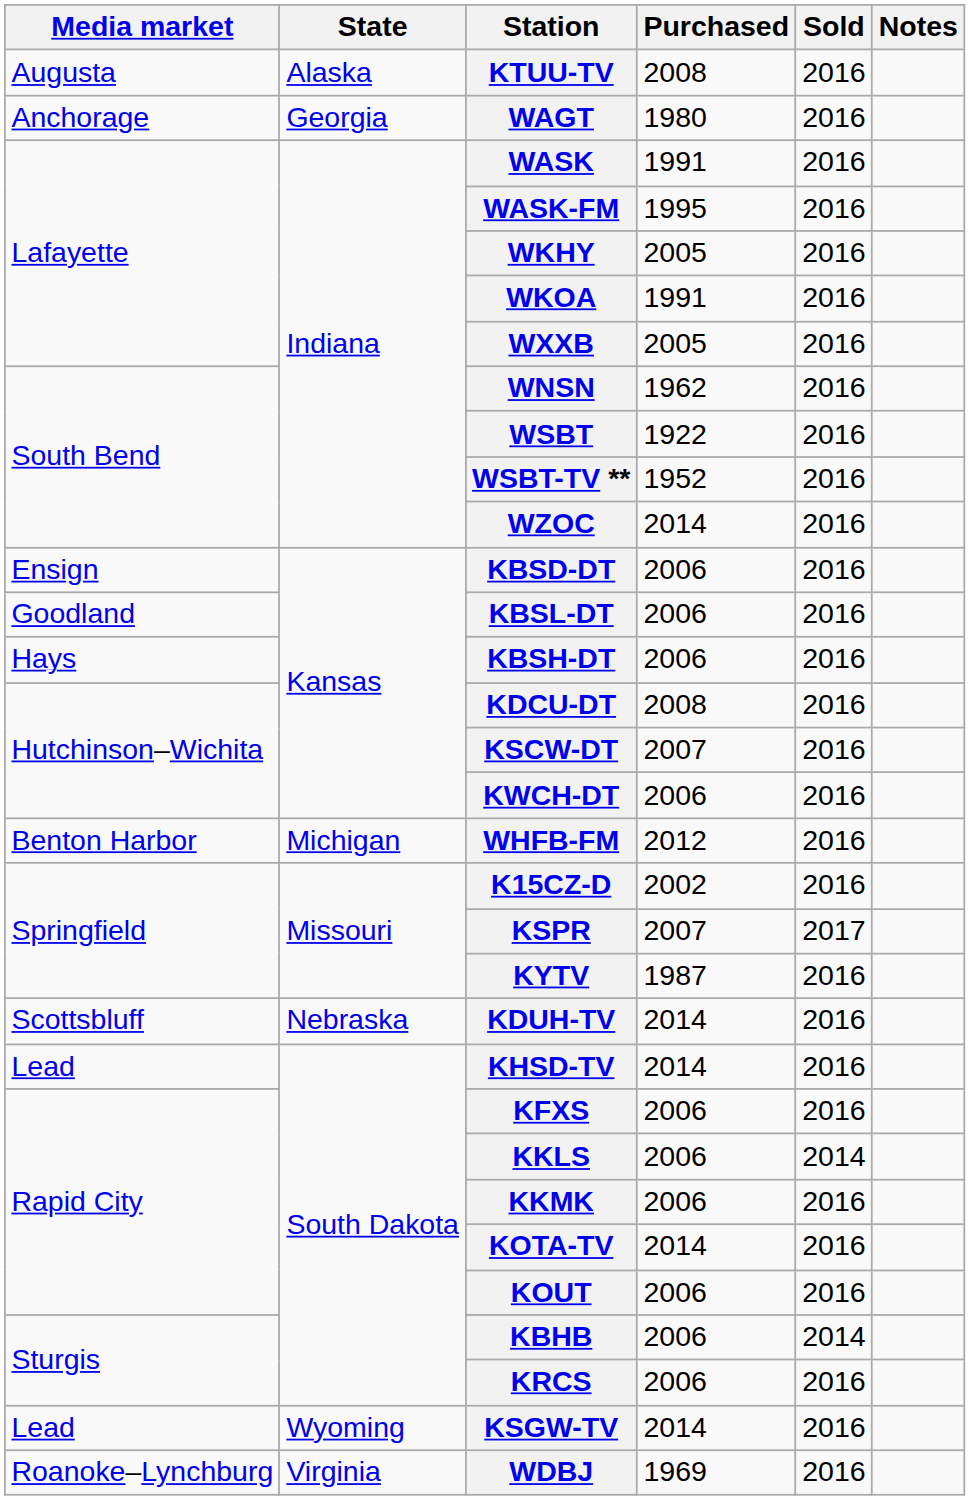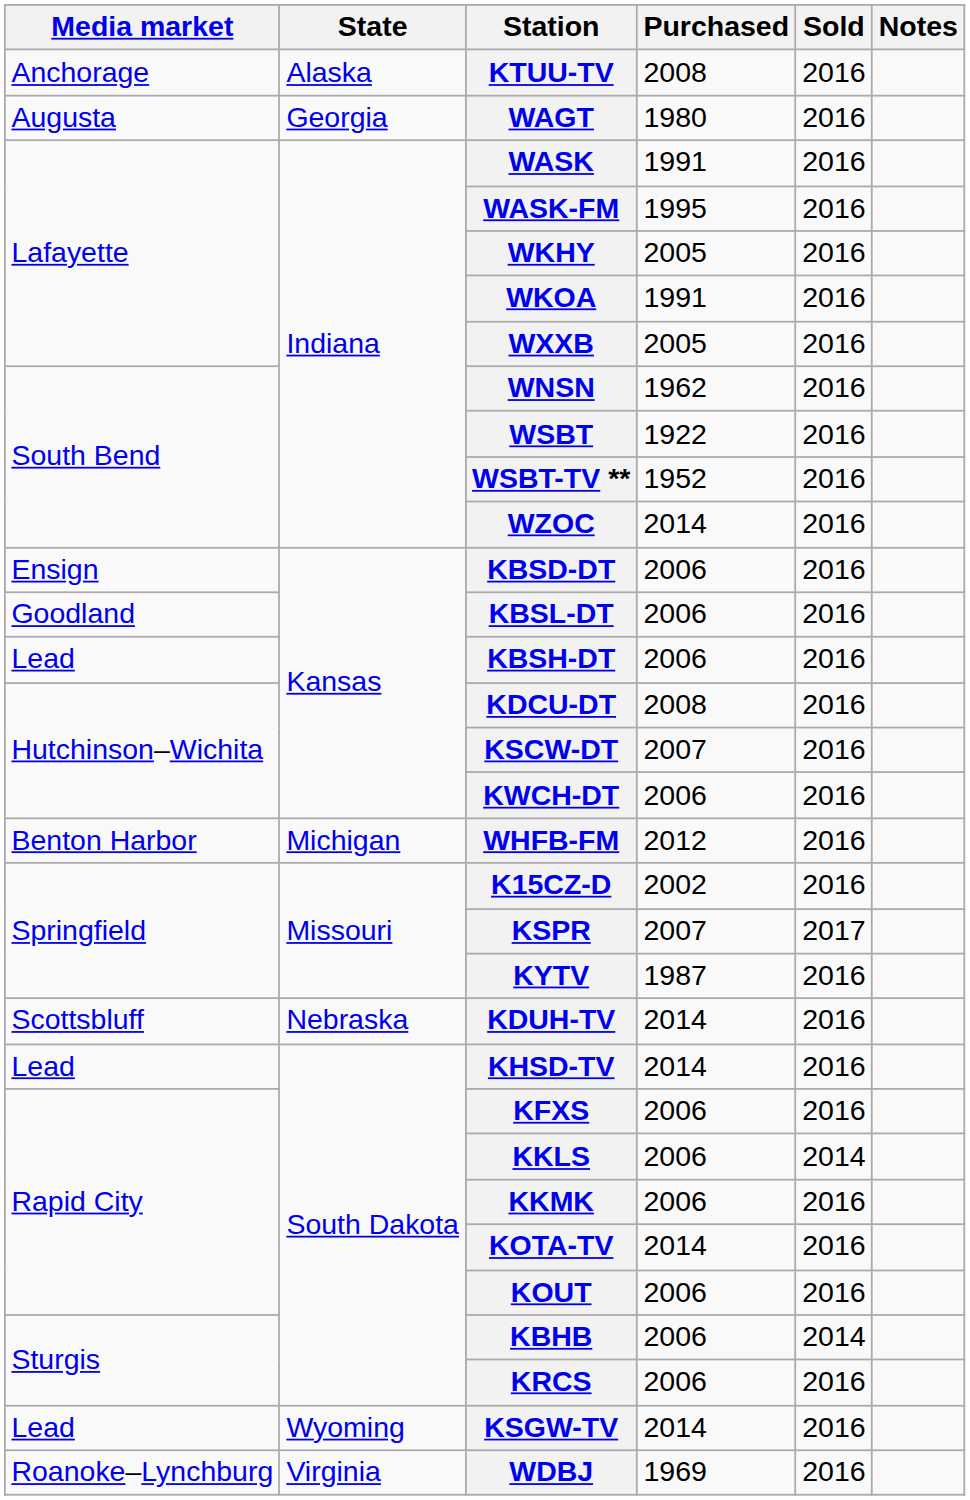(64, 72) Augusta -> (80, 72) Anchorage
(80, 117) Anchorage -> (64, 117) Augusta
(44, 659) Hays -> (43, 659) Lead
